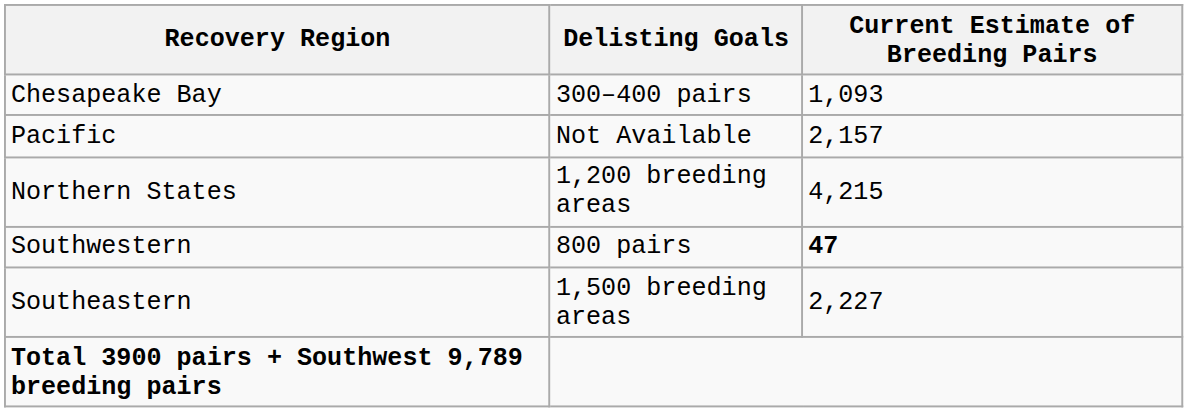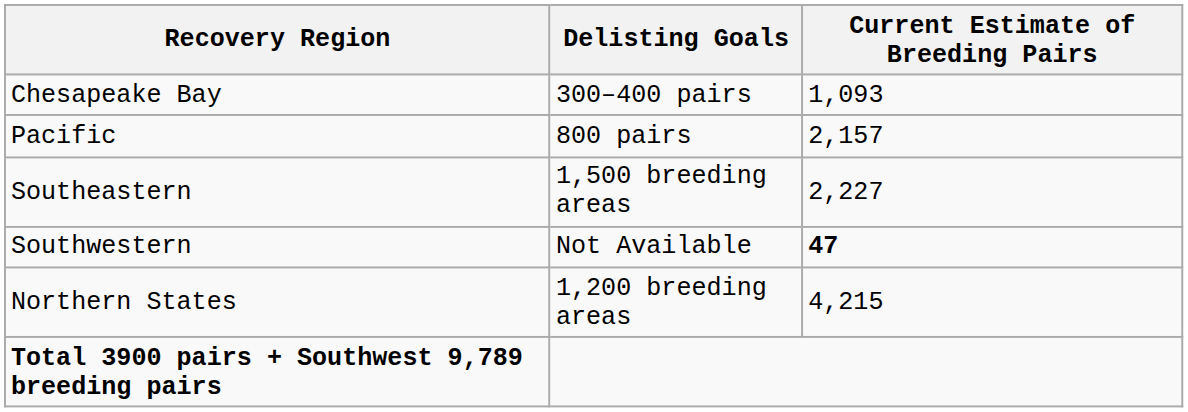(654, 136) Not Available -> (624, 136) 800 pairs
rows swapped: (101, 302) <-> (124, 192)
(624, 247) 800 pairs -> (654, 247) Not Available
